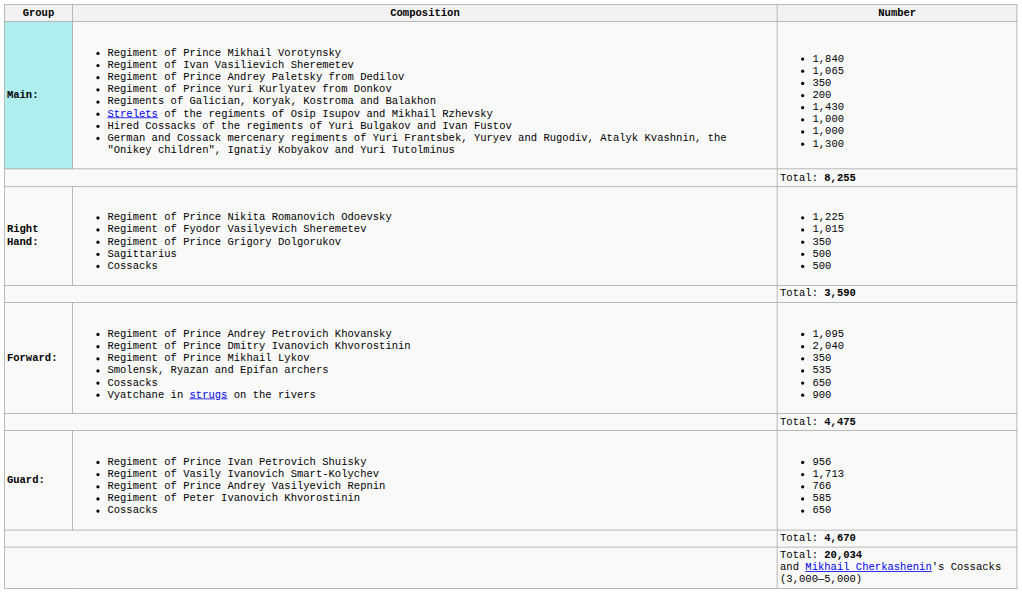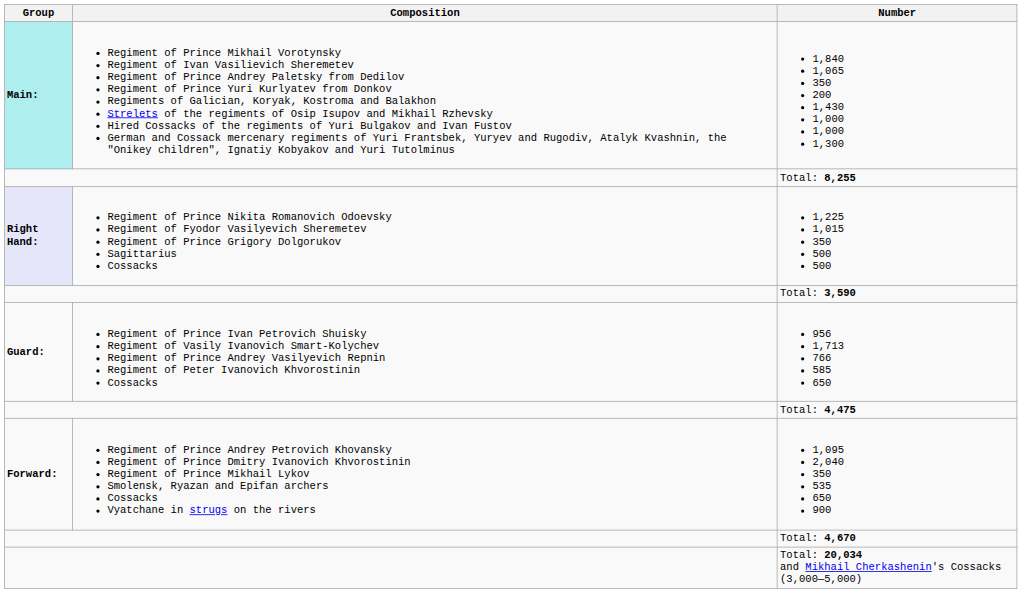(23, 236) no background -> (23, 236) lavender background
rows swapped: (897, 364) <-> (897, 486)
